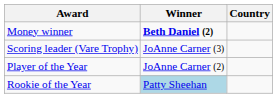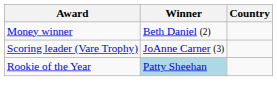(178, 31) bold -> (177, 31) normal
- row: (47, 66)
